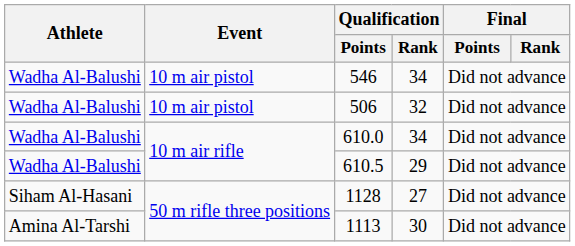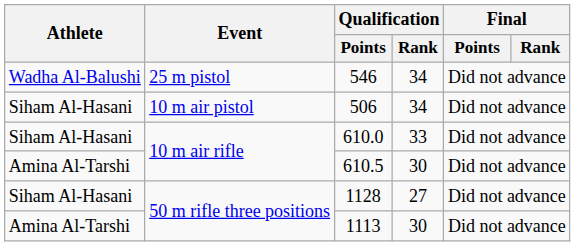(201, 77) 10 m air pistol -> (190, 77) 25 m pistol
(75, 107) Wadha Al-Balushi -> (71, 107) Siham Al-Hasani
(418, 107) 32 -> (418, 107) 34
(75, 136) Wadha Al-Balushi -> (71, 136) Siham Al-Hasani
(418, 136) 34 -> (418, 136) 33
(75, 166) Wadha Al-Balushi -> (69, 166) Amina Al-Tarshi
(418, 166) 29 -> (418, 166) 30
